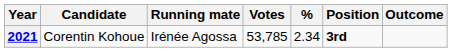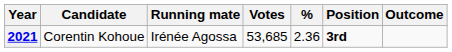(267, 36) 53,785 -> (267, 36) 53,685
(307, 36) 2.34 -> (307, 36) 2.36
